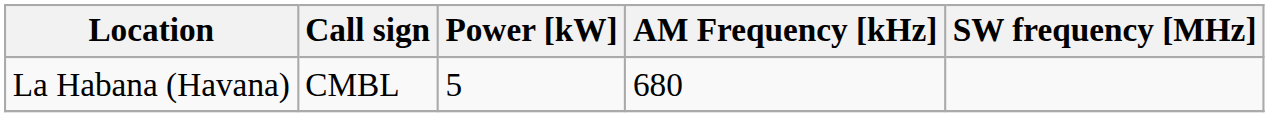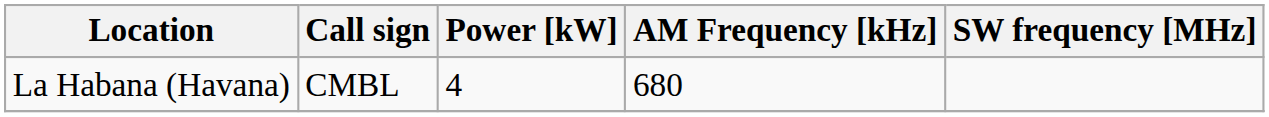(454, 83) 5 -> (454, 83) 4
